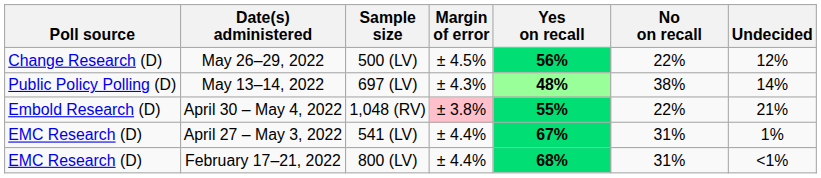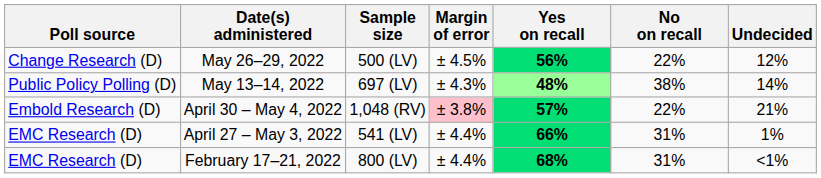(552, 110) 55% -> (552, 110) 57%
(552, 135) 67% -> (552, 135) 66%
